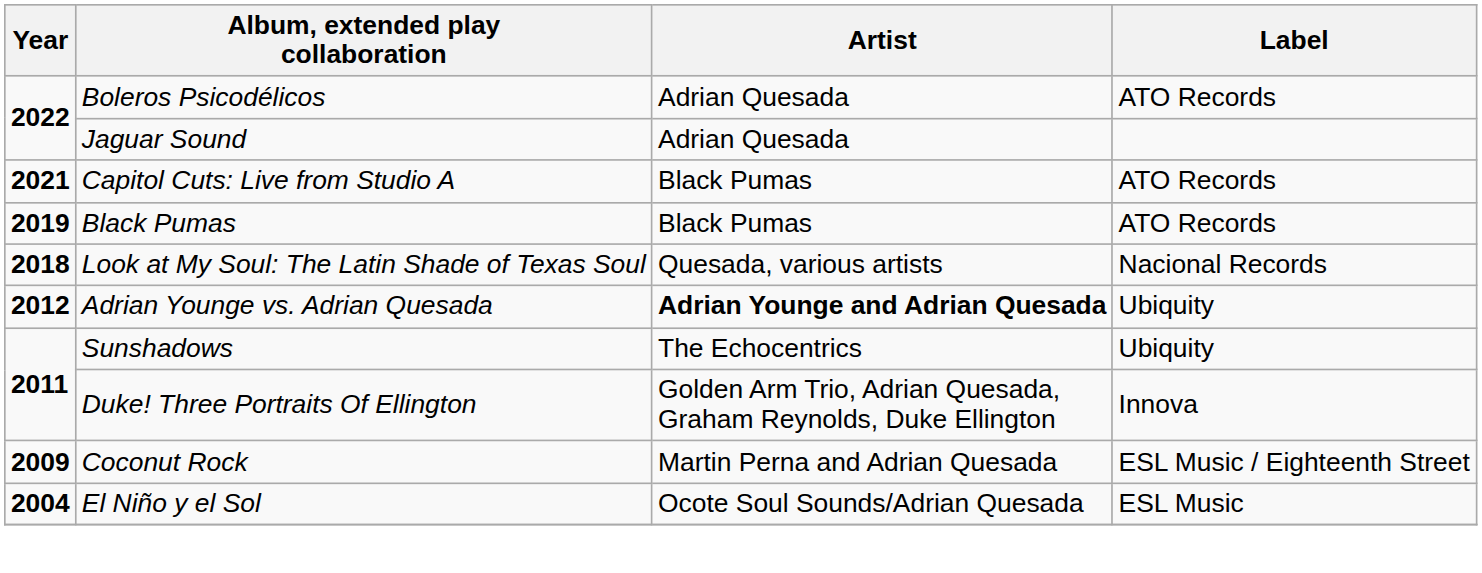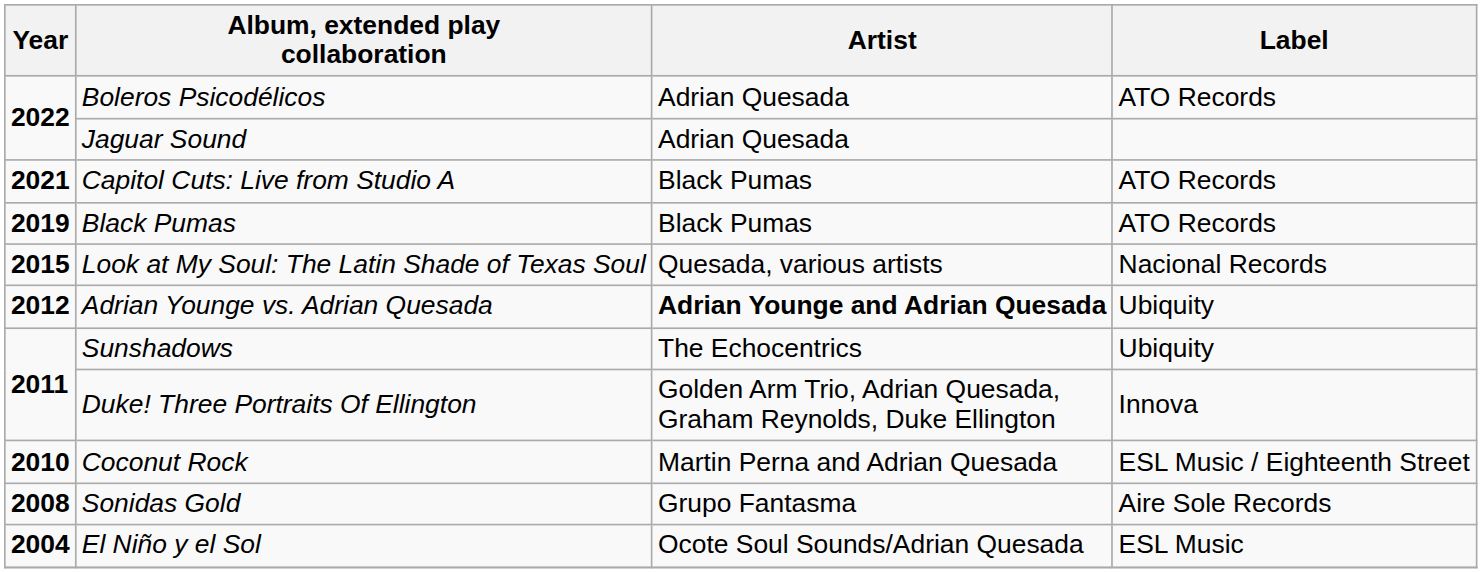(40, 264) 2018 -> (40, 264) 2015
(40, 461) 2009 -> (40, 461) 2010
+ row: (161, 503)
